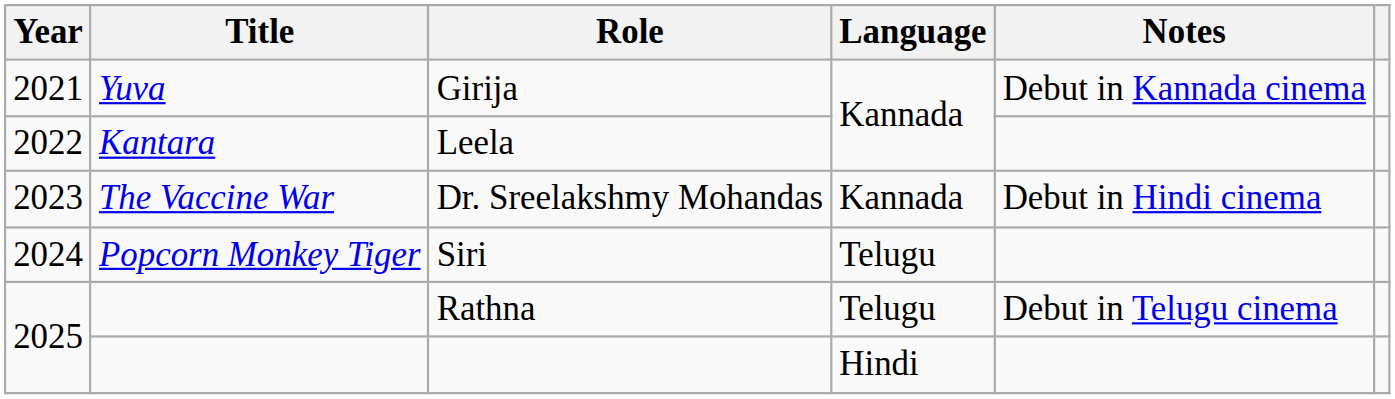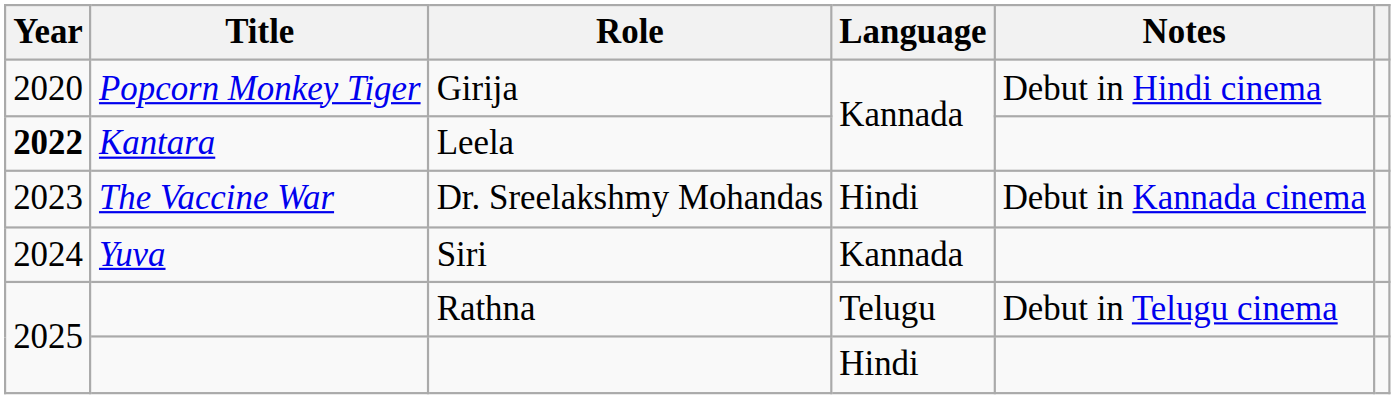(48, 87) 2021 -> (48, 87) 2020
(132, 87) Yuva -> (260, 87) Popcorn Monkey Tiger
(1184, 87) Debut in Kannada cinema -> (1162, 87) Debut in Hindi cinema
(48, 142) normal -> (48, 142) bold
(901, 198) Kannada -> (879, 198) Hindi
(1162, 198) Debut in Hindi cinema -> (1184, 198) Debut in Kannada cinema
(260, 253) Popcorn Monkey Tiger -> (132, 253) Yuva
(887, 253) Telugu -> (901, 253) Kannada
